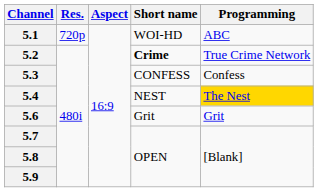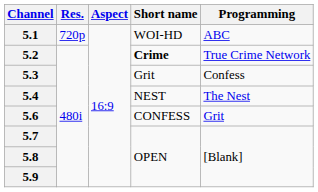(162, 75) CONFESS -> (144, 75) Grit
(227, 95) gold background -> (227, 95) no background
(144, 116) Grit -> (162, 116) CONFESS
